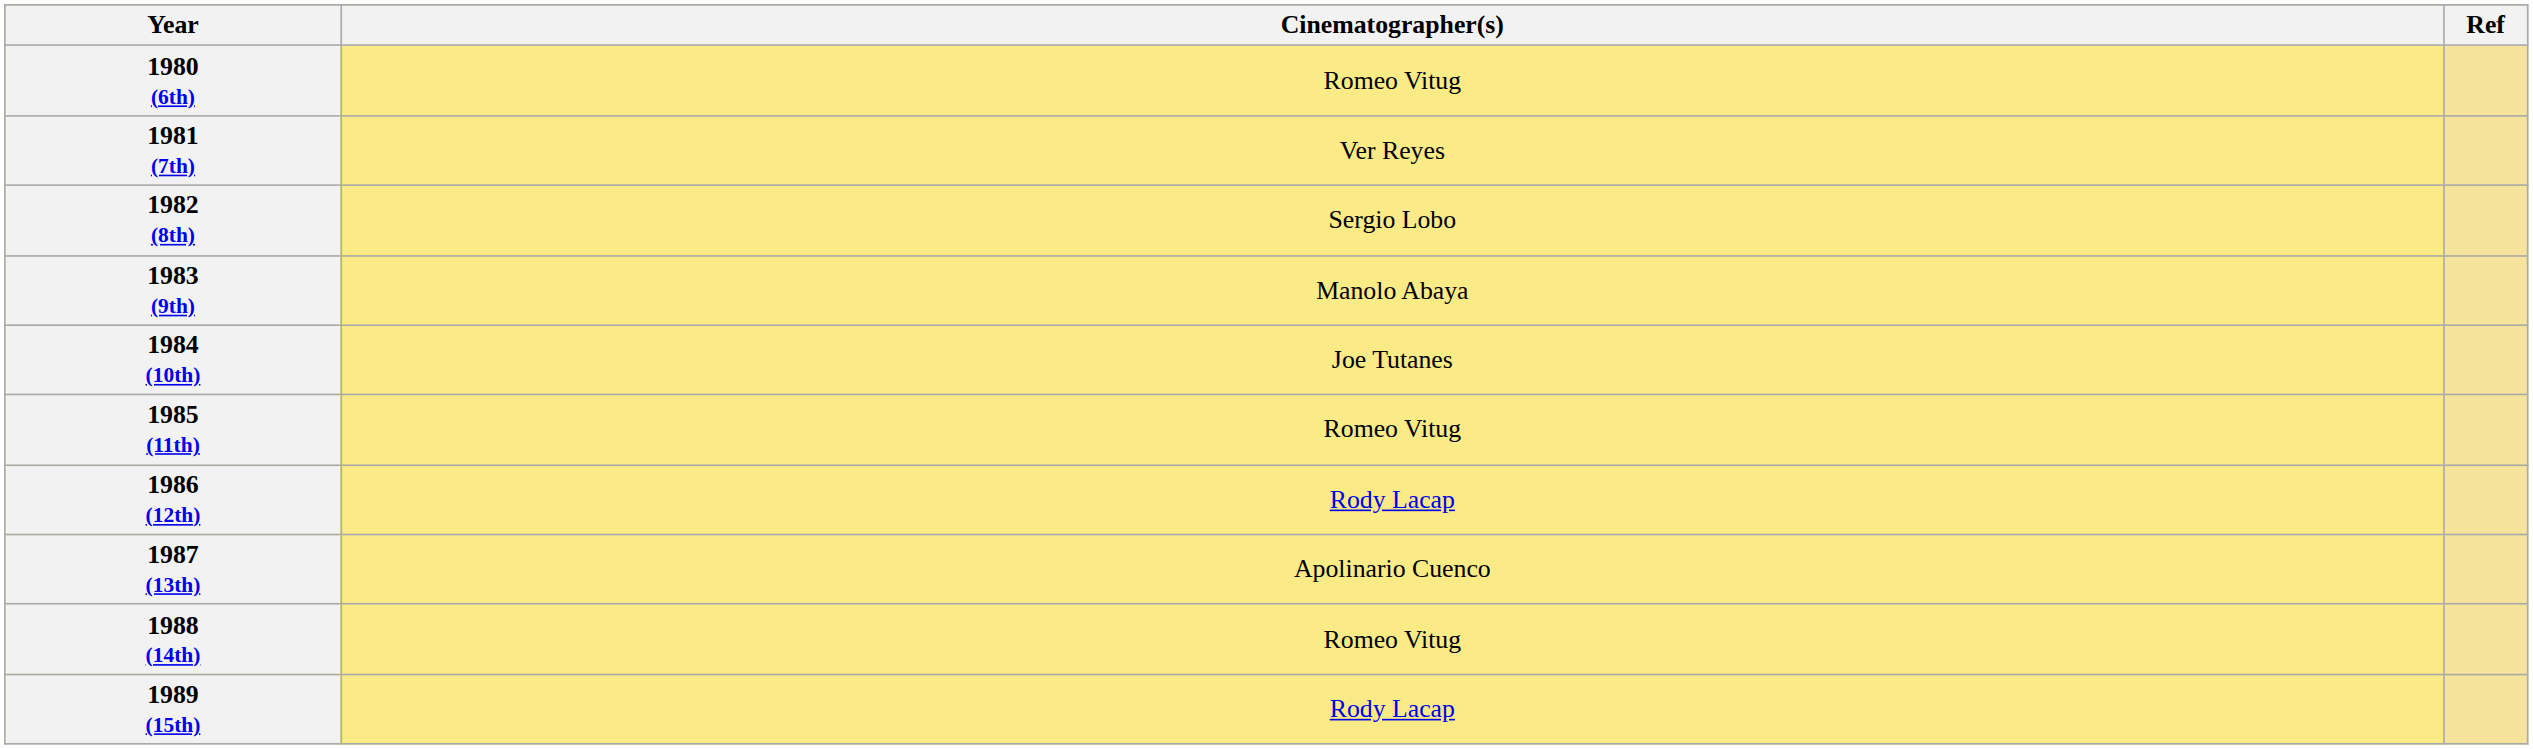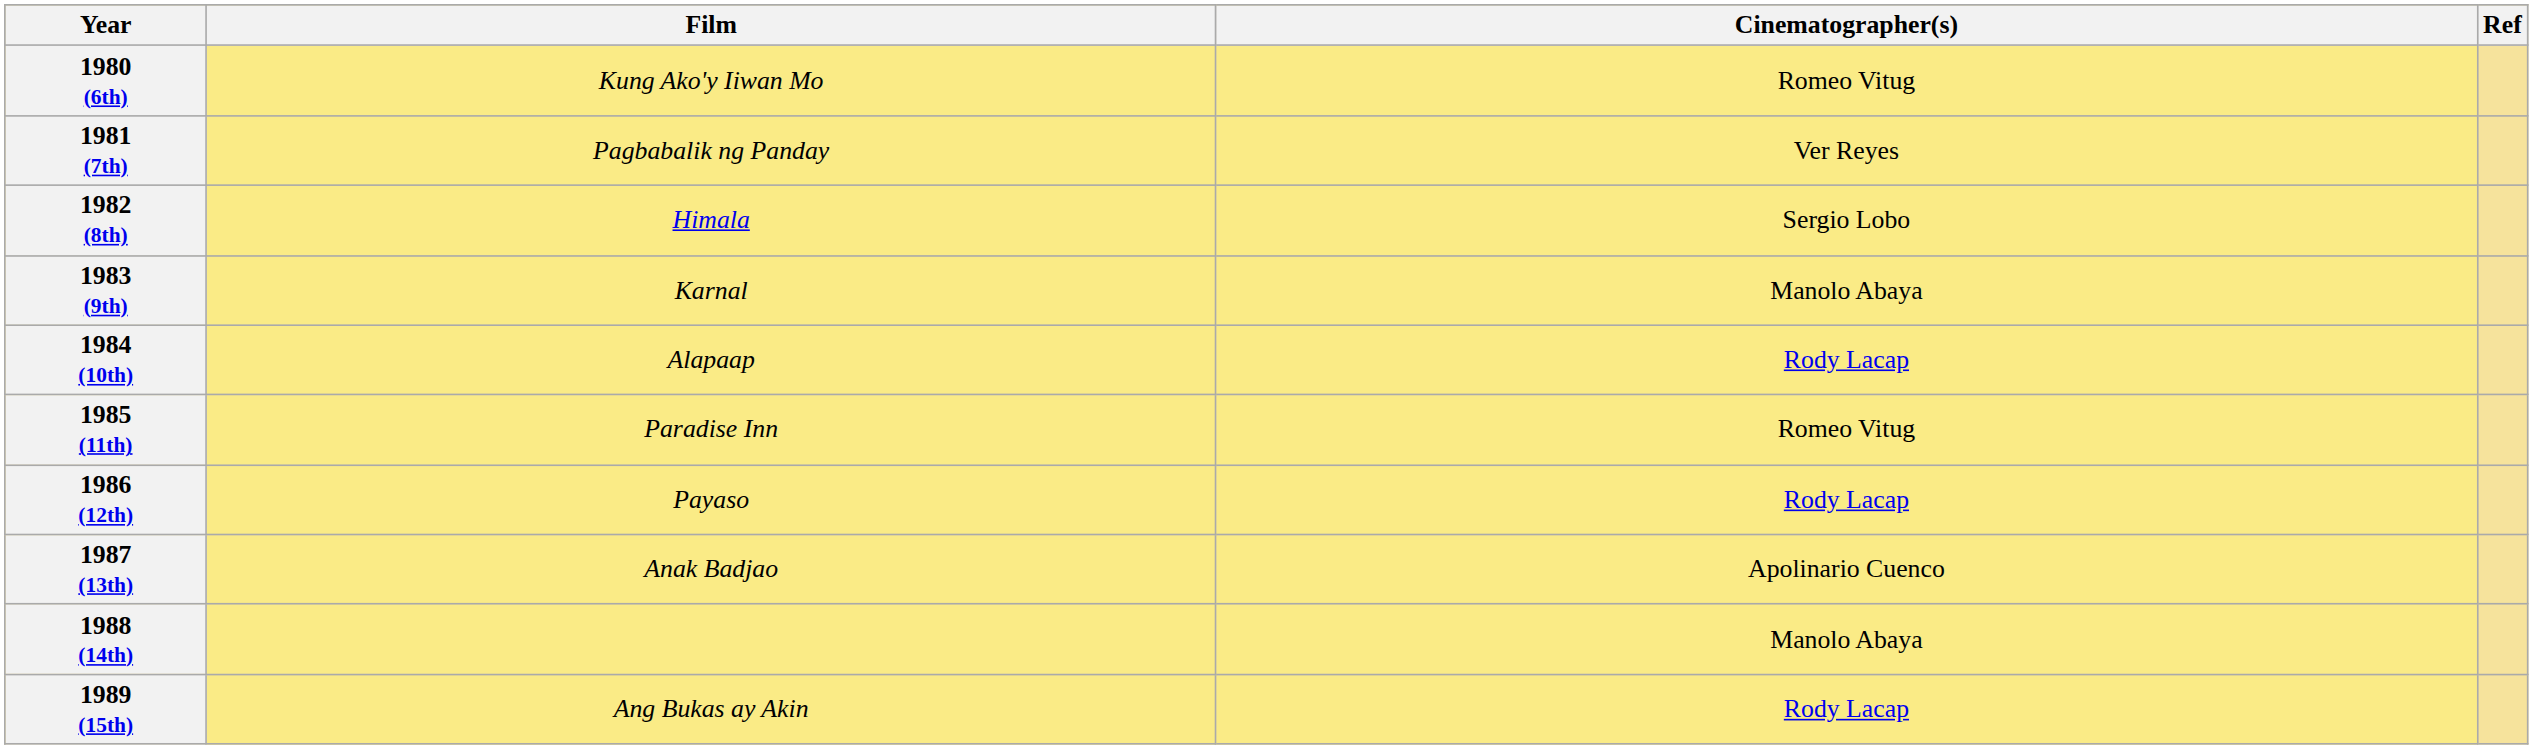+ column: (711, 24)
(1392, 359) Joe Tutanes -> (1846, 359) Rody Lacap
(1392, 638) Romeo Vitug -> (1846, 638) Manolo Abaya
